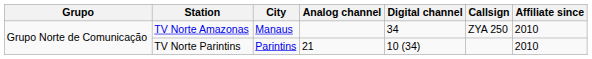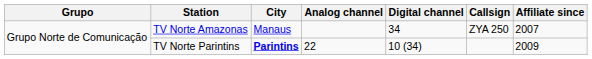(527, 29) 2010 -> (527, 29) 2007
(276, 46) normal -> (276, 46) bold
(308, 46) 21 -> (310, 46) 22
(527, 46) 2010 -> (527, 46) 2009
